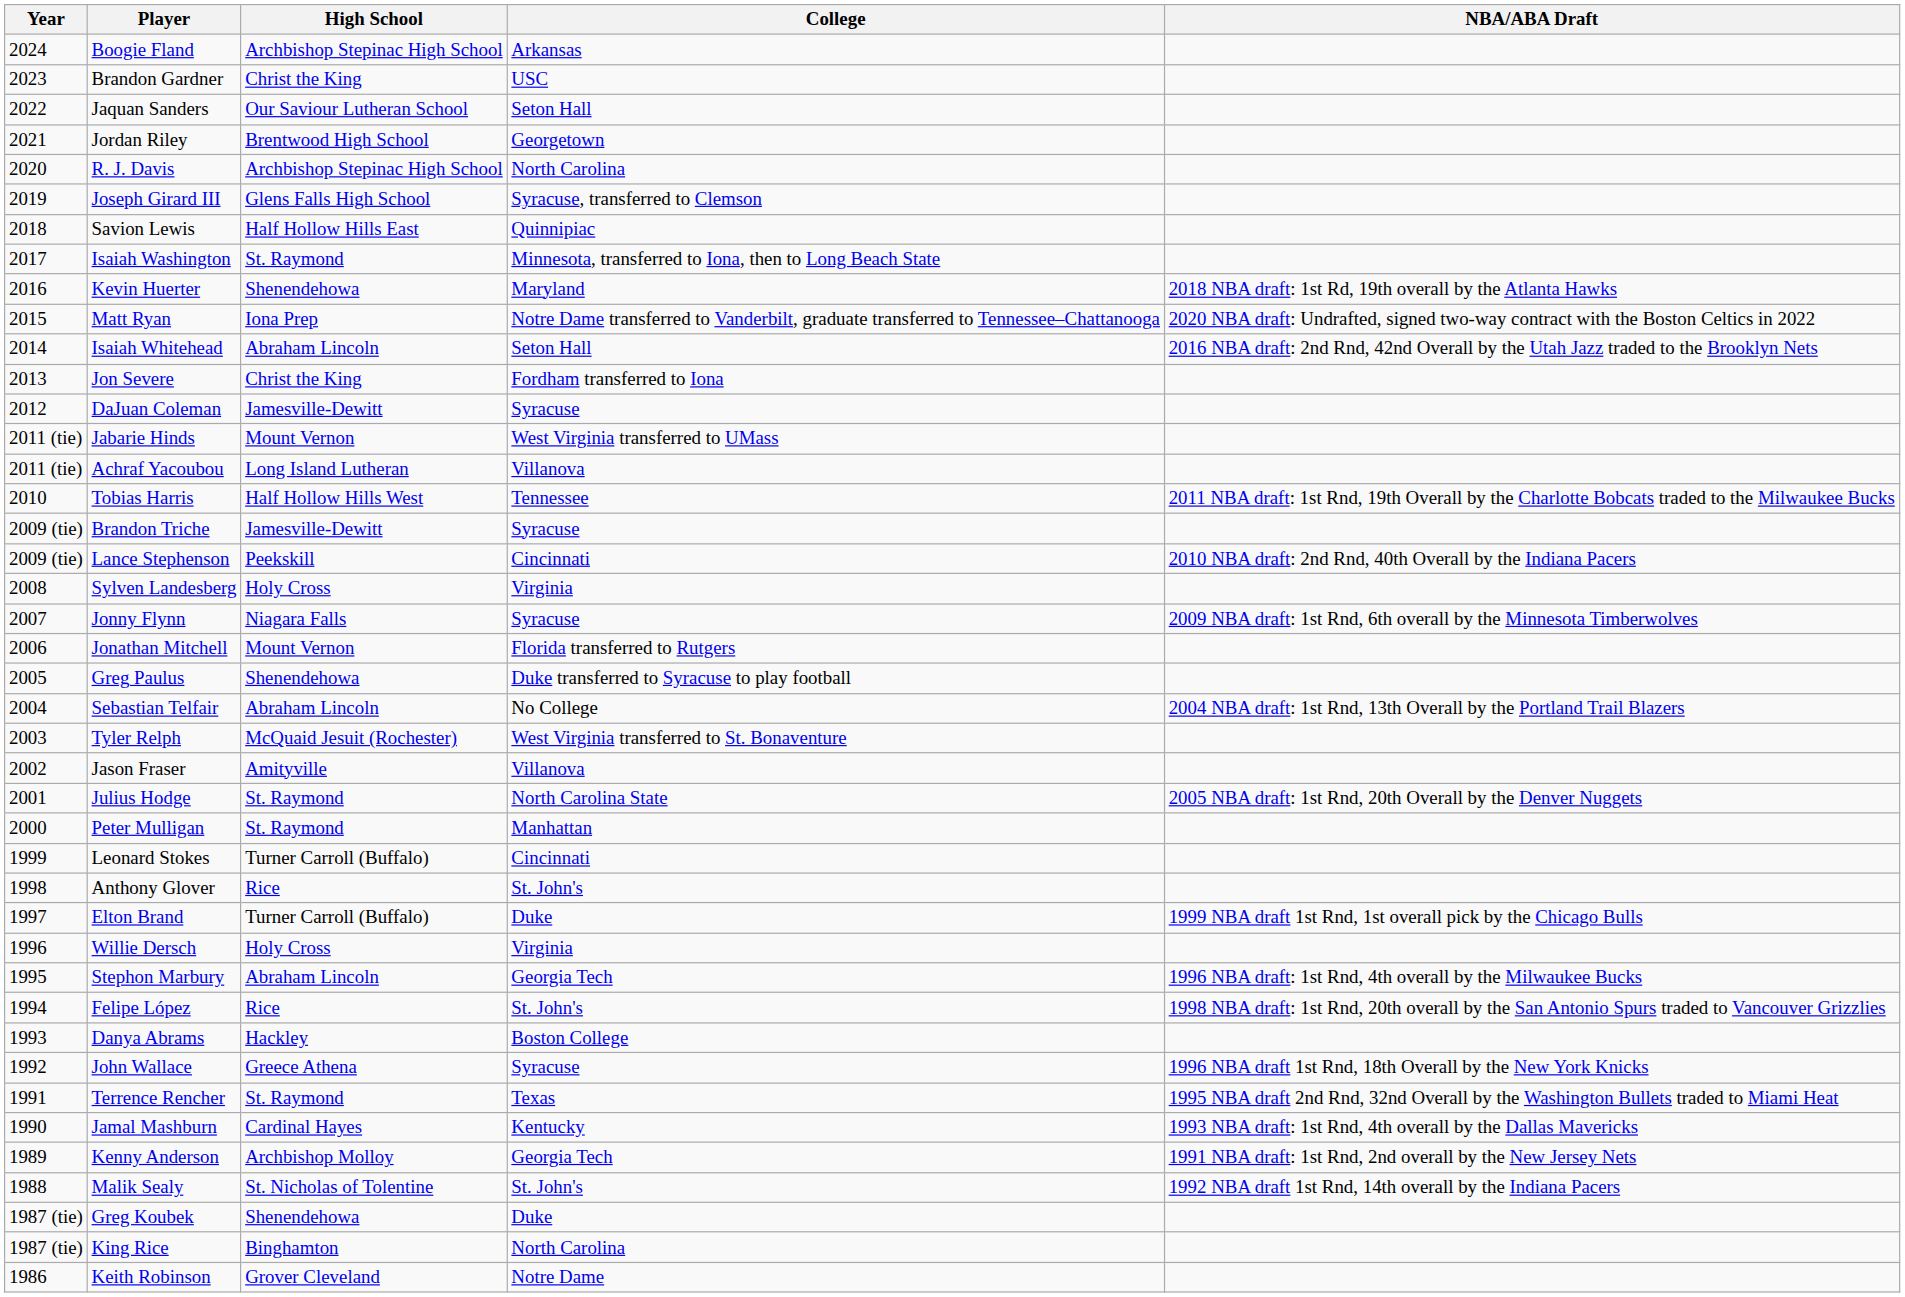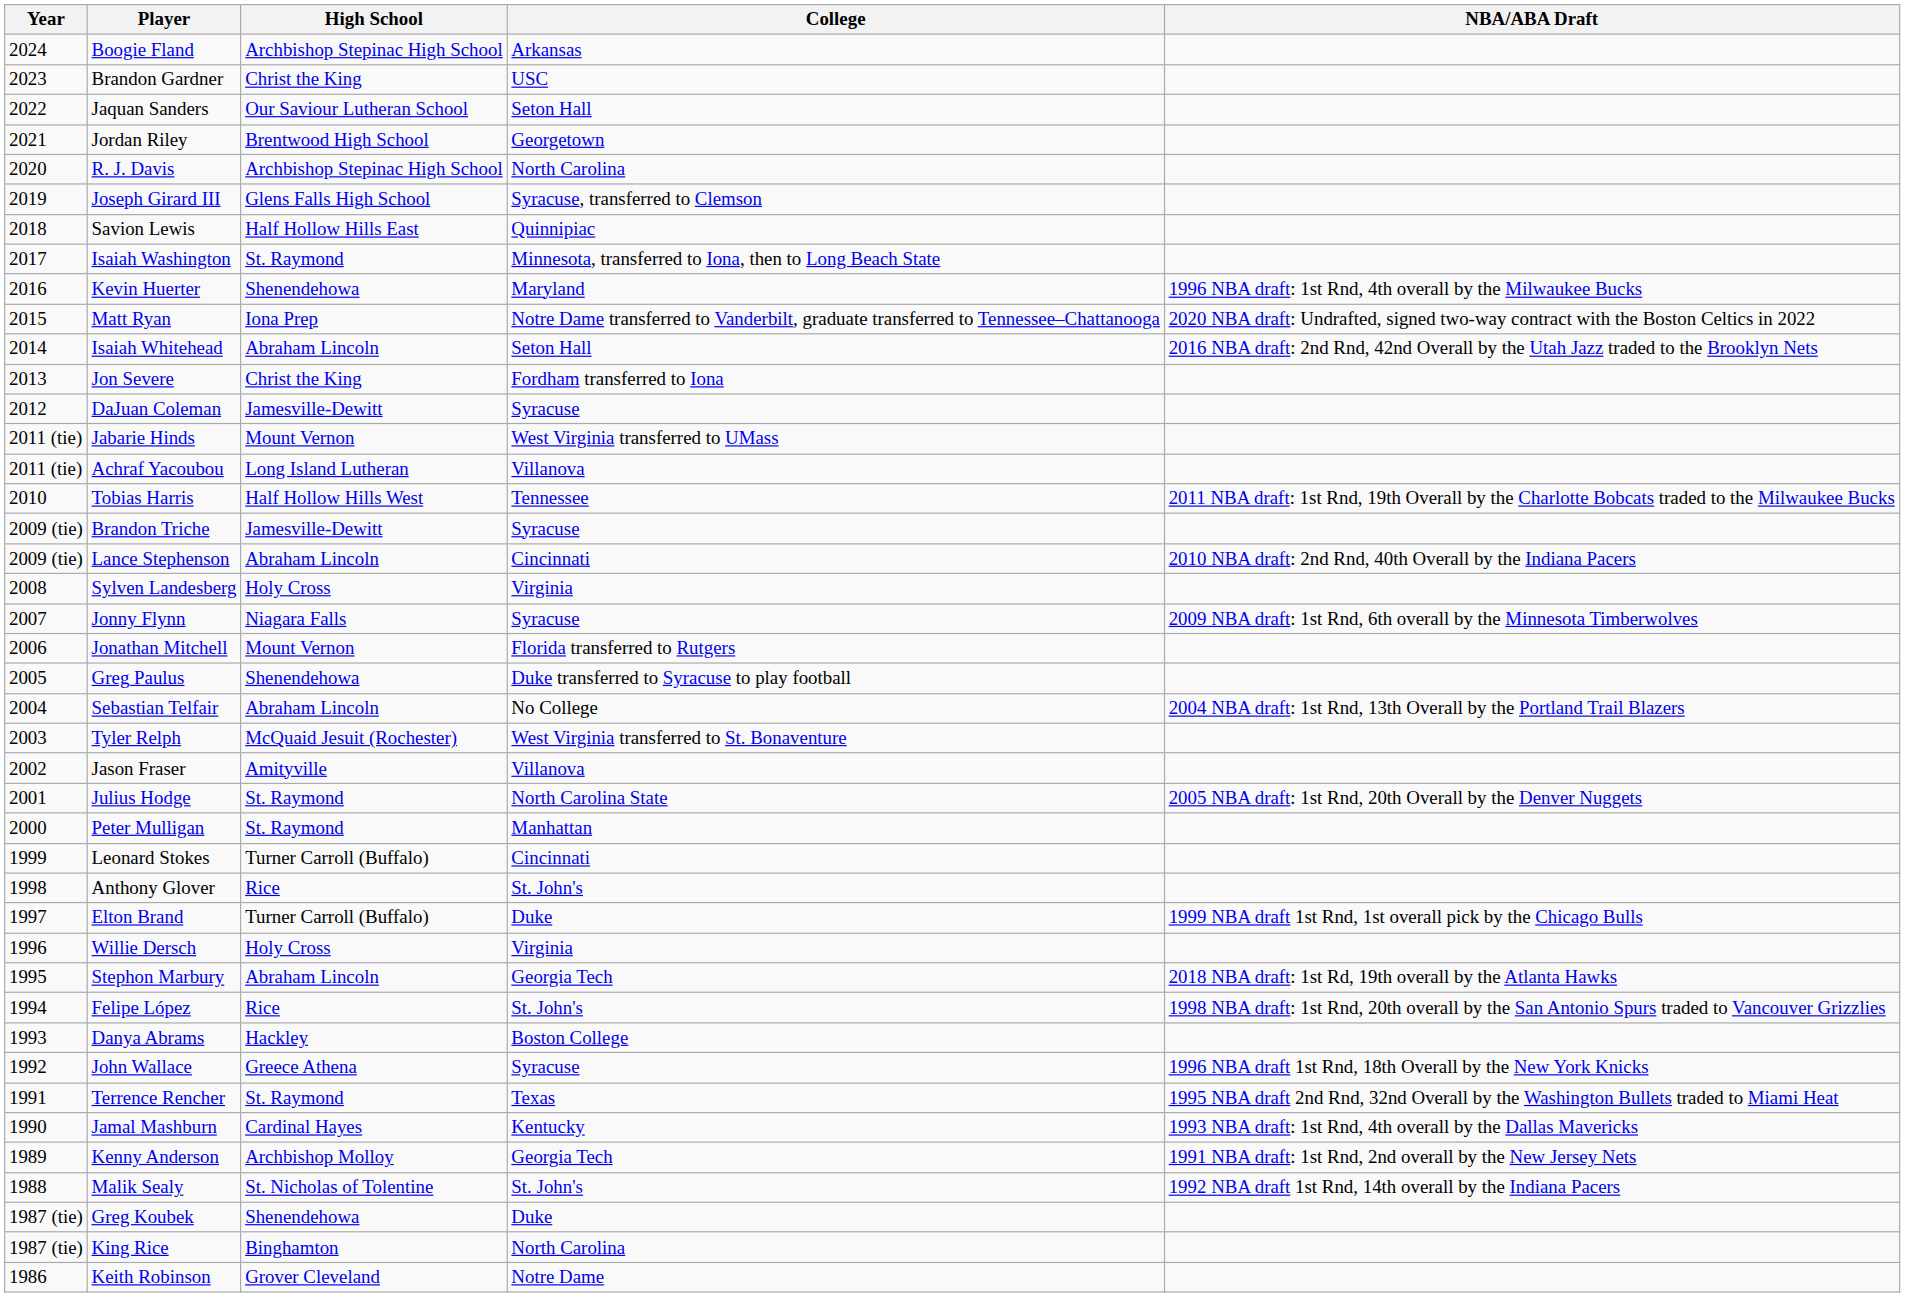(1393, 288) 2018 NBA draft: 1st Rd, 19th overall by the Atlanta Hawks -> (1405, 288) 1996 NBA draft: 1st Rnd, 4th overall by the Milwaukee Bucks
(280, 558) Peekskill -> (312, 558) Abraham Lincoln
(1405, 977) 1996 NBA draft: 1st Rnd, 4th overall by the Milwaukee Bucks -> (1393, 977) 2018 NBA draft: 1st Rd, 19th overall by the Atlanta Hawks
